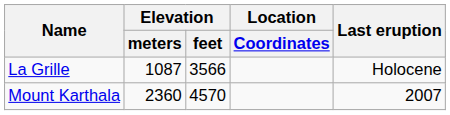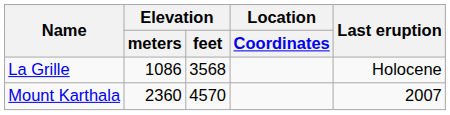(163, 69) 1087 -> (163, 69) 1086
(208, 69) 3566 -> (208, 69) 3568
